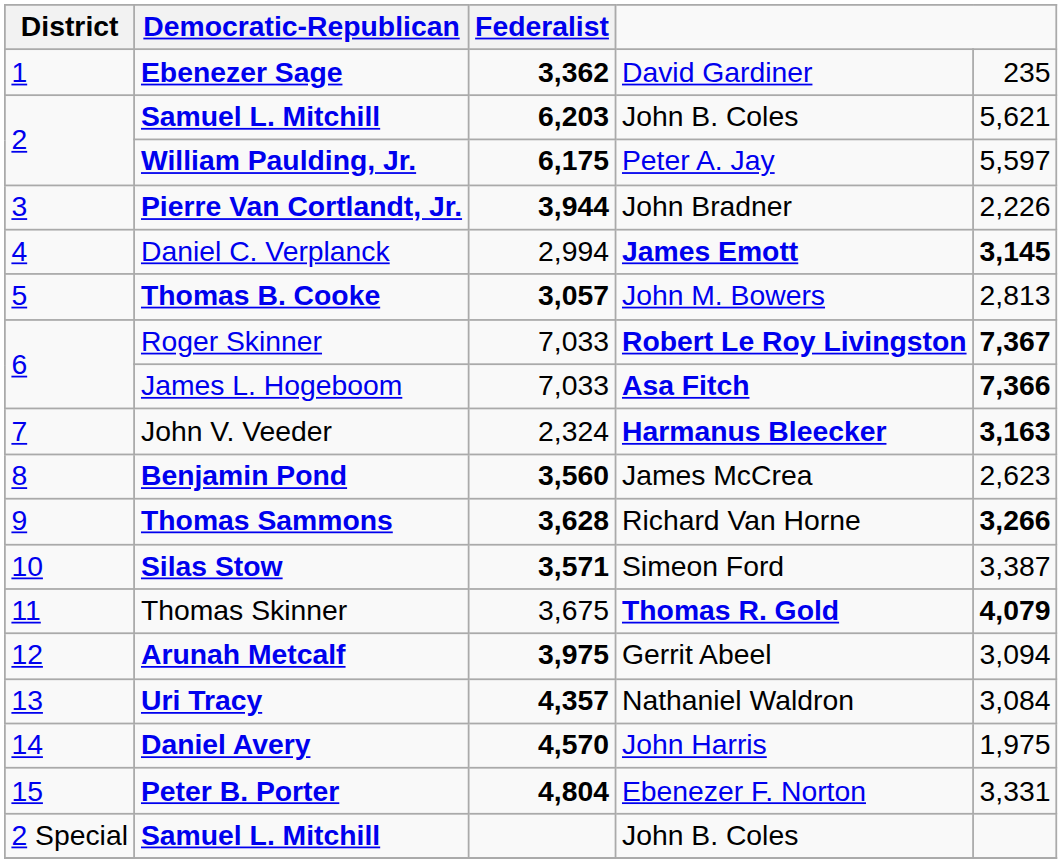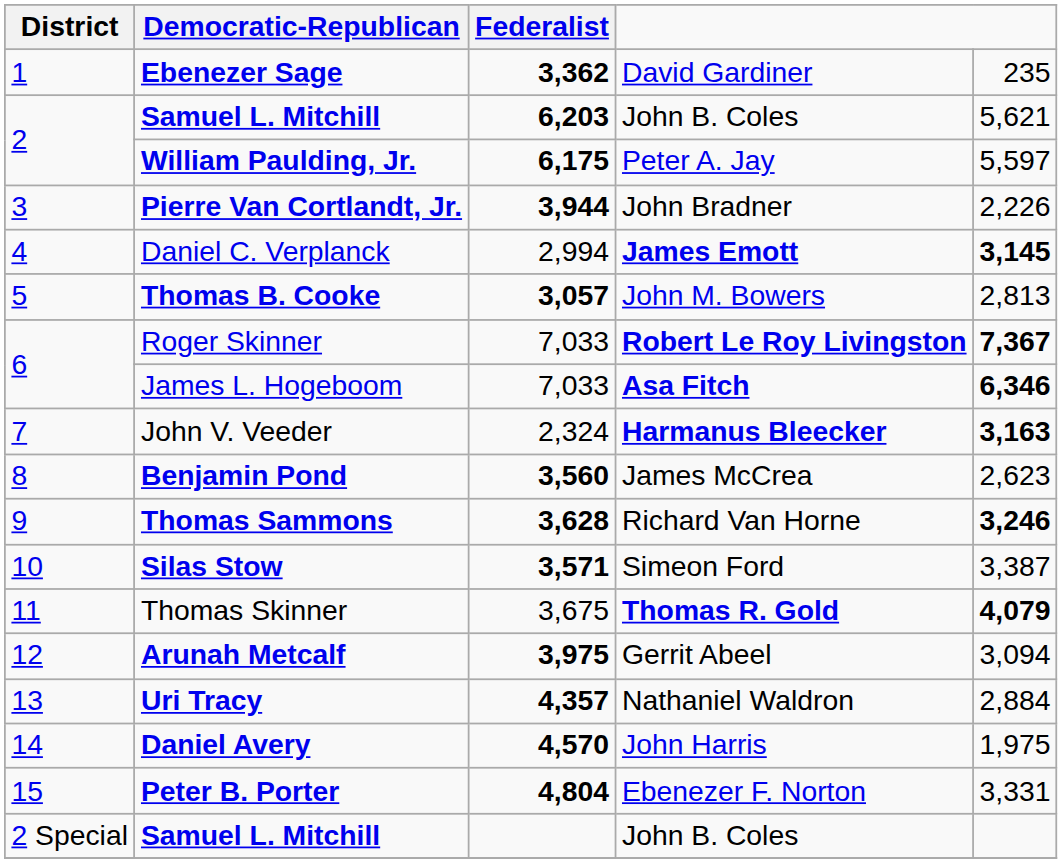(1015, 386) 7,366 -> (1015, 386) 6,346
(1015, 521) 3,266 -> (1015, 521) 3,246
(1015, 700) 3,084 -> (1015, 700) 2,884
